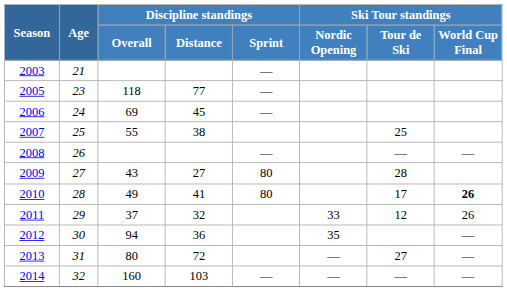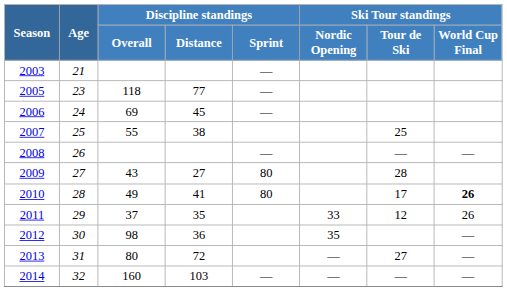(199, 214) 32 -> (199, 214) 35
(132, 235) 94 -> (132, 235) 98
